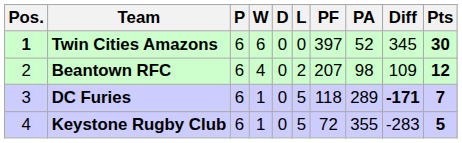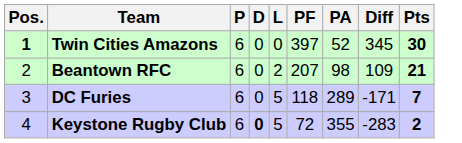- column: (261, 17)
(440, 71) 12 -> (417, 71) 21
(403, 97) bold -> (379, 97) normal
(283, 124) normal -> (259, 124) bold
(440, 124) 5 -> (417, 124) 2
